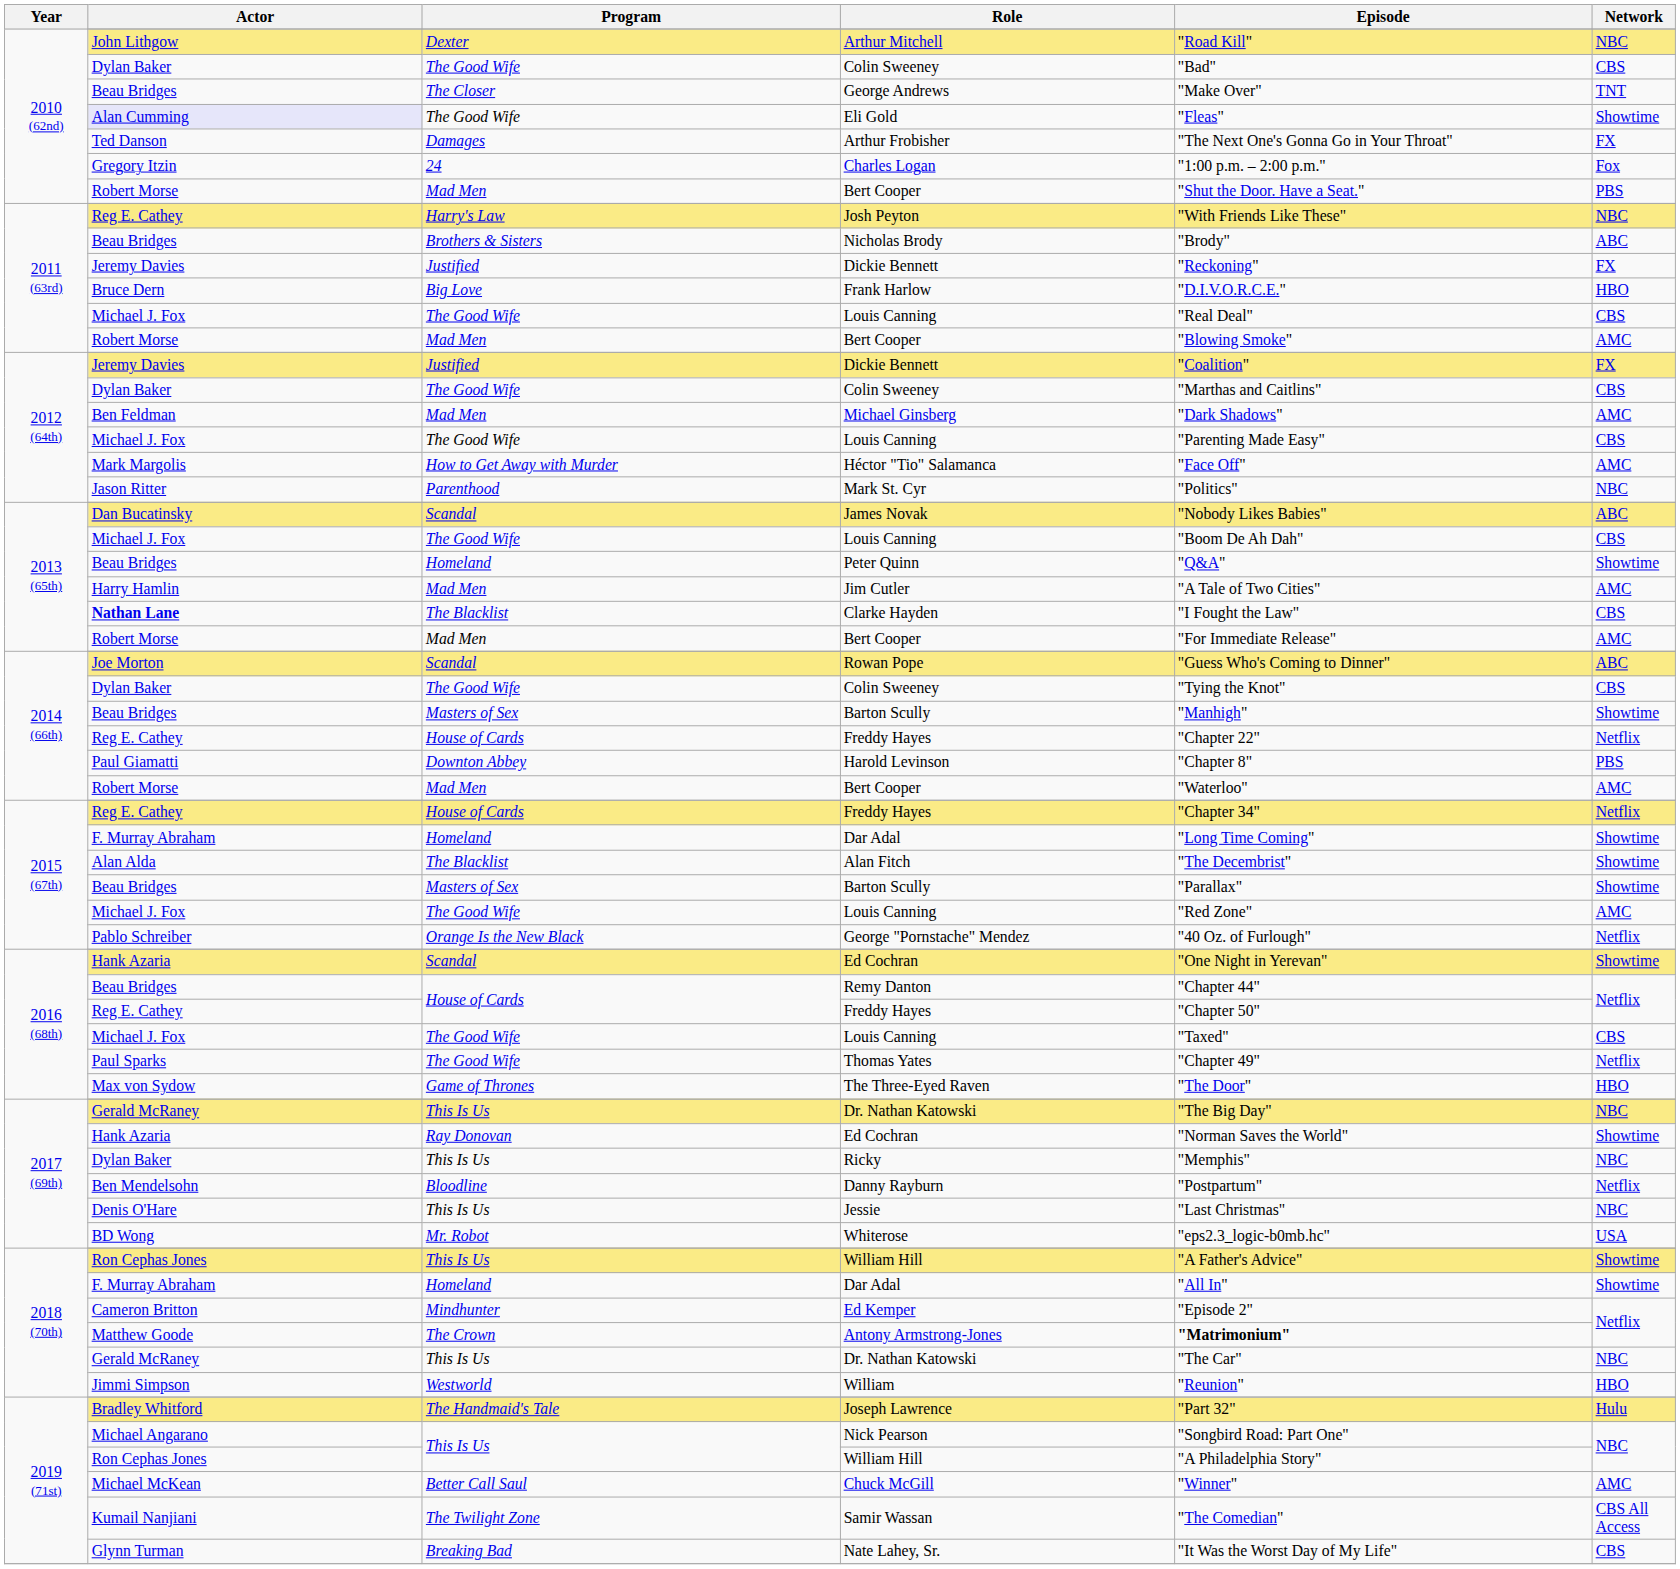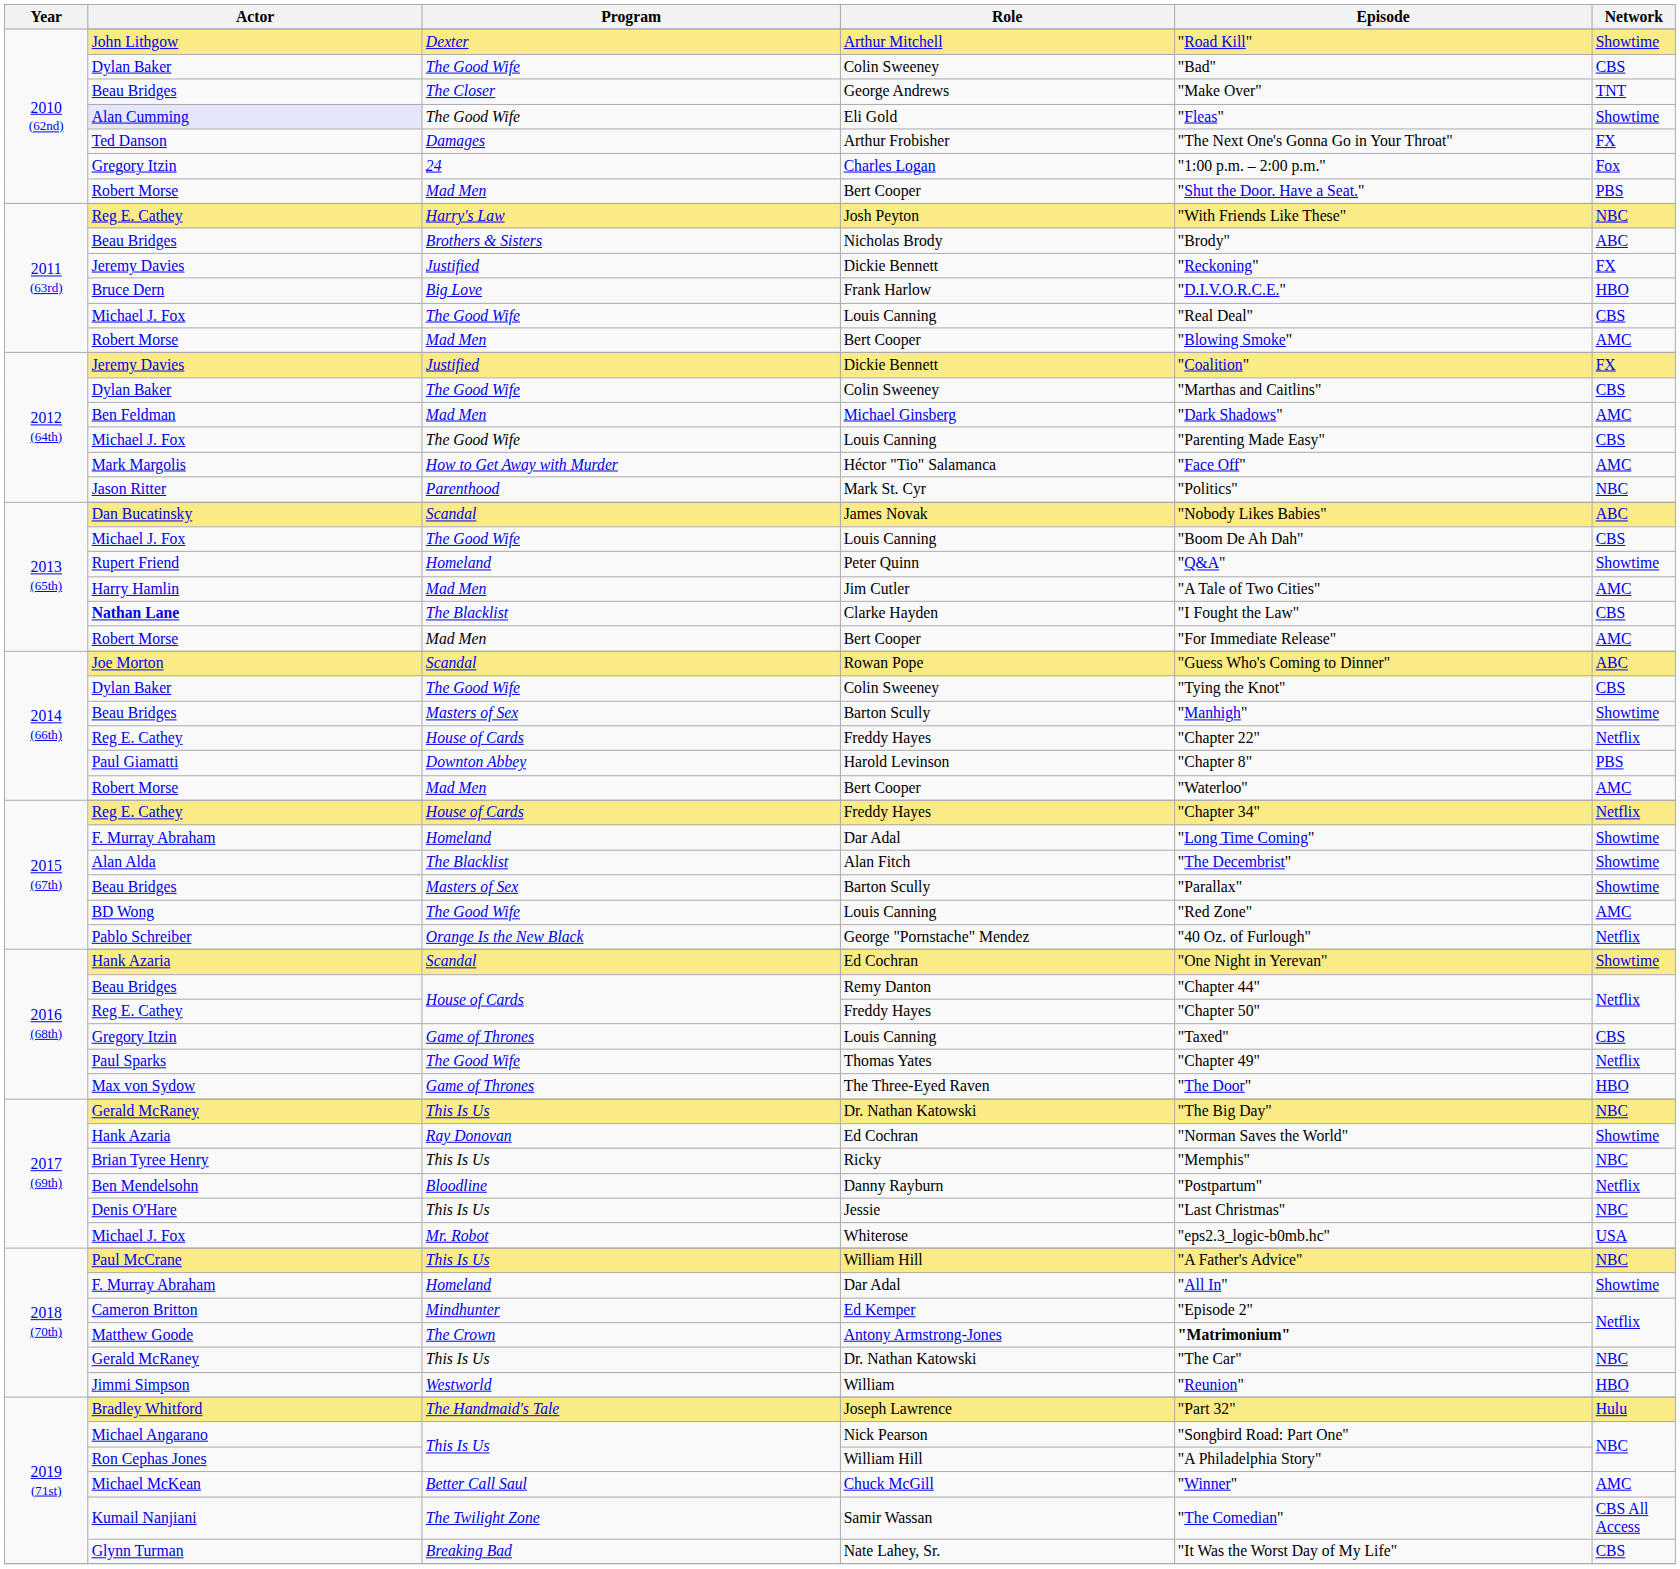(1612, 41) NBC -> (1627, 41) Showtime
(134, 564) Beau Bridges -> (135, 564) Rupert Friend
(138, 912) Michael J. Fox -> (123, 912) BD Wong
(138, 1036) Michael J. Fox -> (134, 1036) Gregory Itzin
(473, 1036) The Good Wife -> (480, 1036) Game of Thrones
(131, 1160) Dylan Baker -> (150, 1160) Brian Tyree Henry
(123, 1235) BD Wong -> (138, 1235) Michael J. Fox
(149, 1260) Ron Cephas Jones -> (137, 1260) Paul McCrane
(1627, 1260) Showtime -> (1612, 1260) NBC
